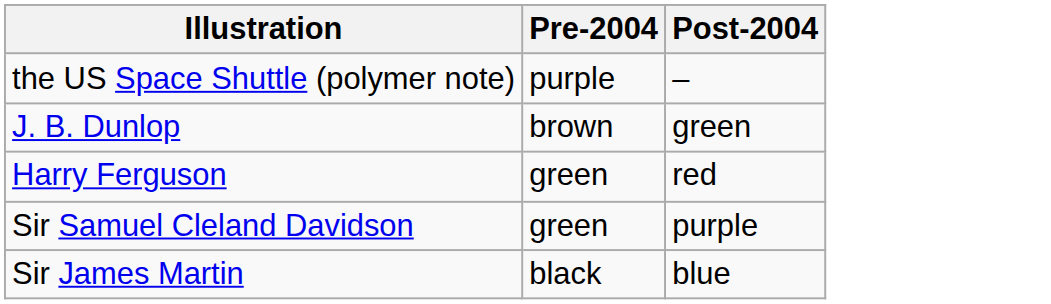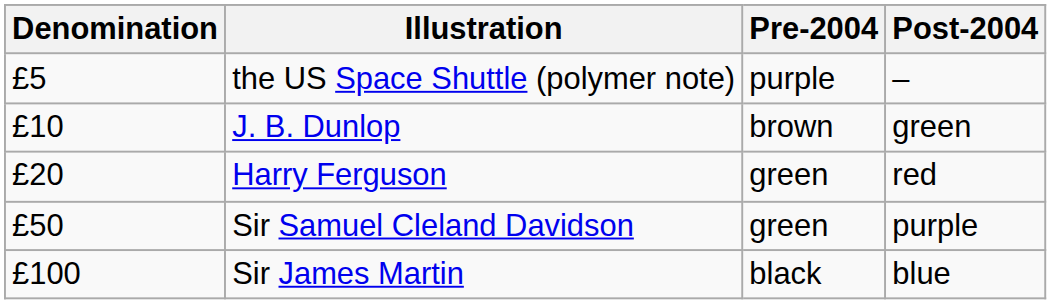+ column: (115, 28)
